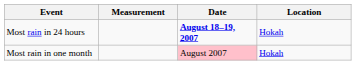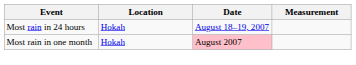columns swapped: (138, 12) <-> (304, 12)
(207, 32) bold -> (232, 27) normal
